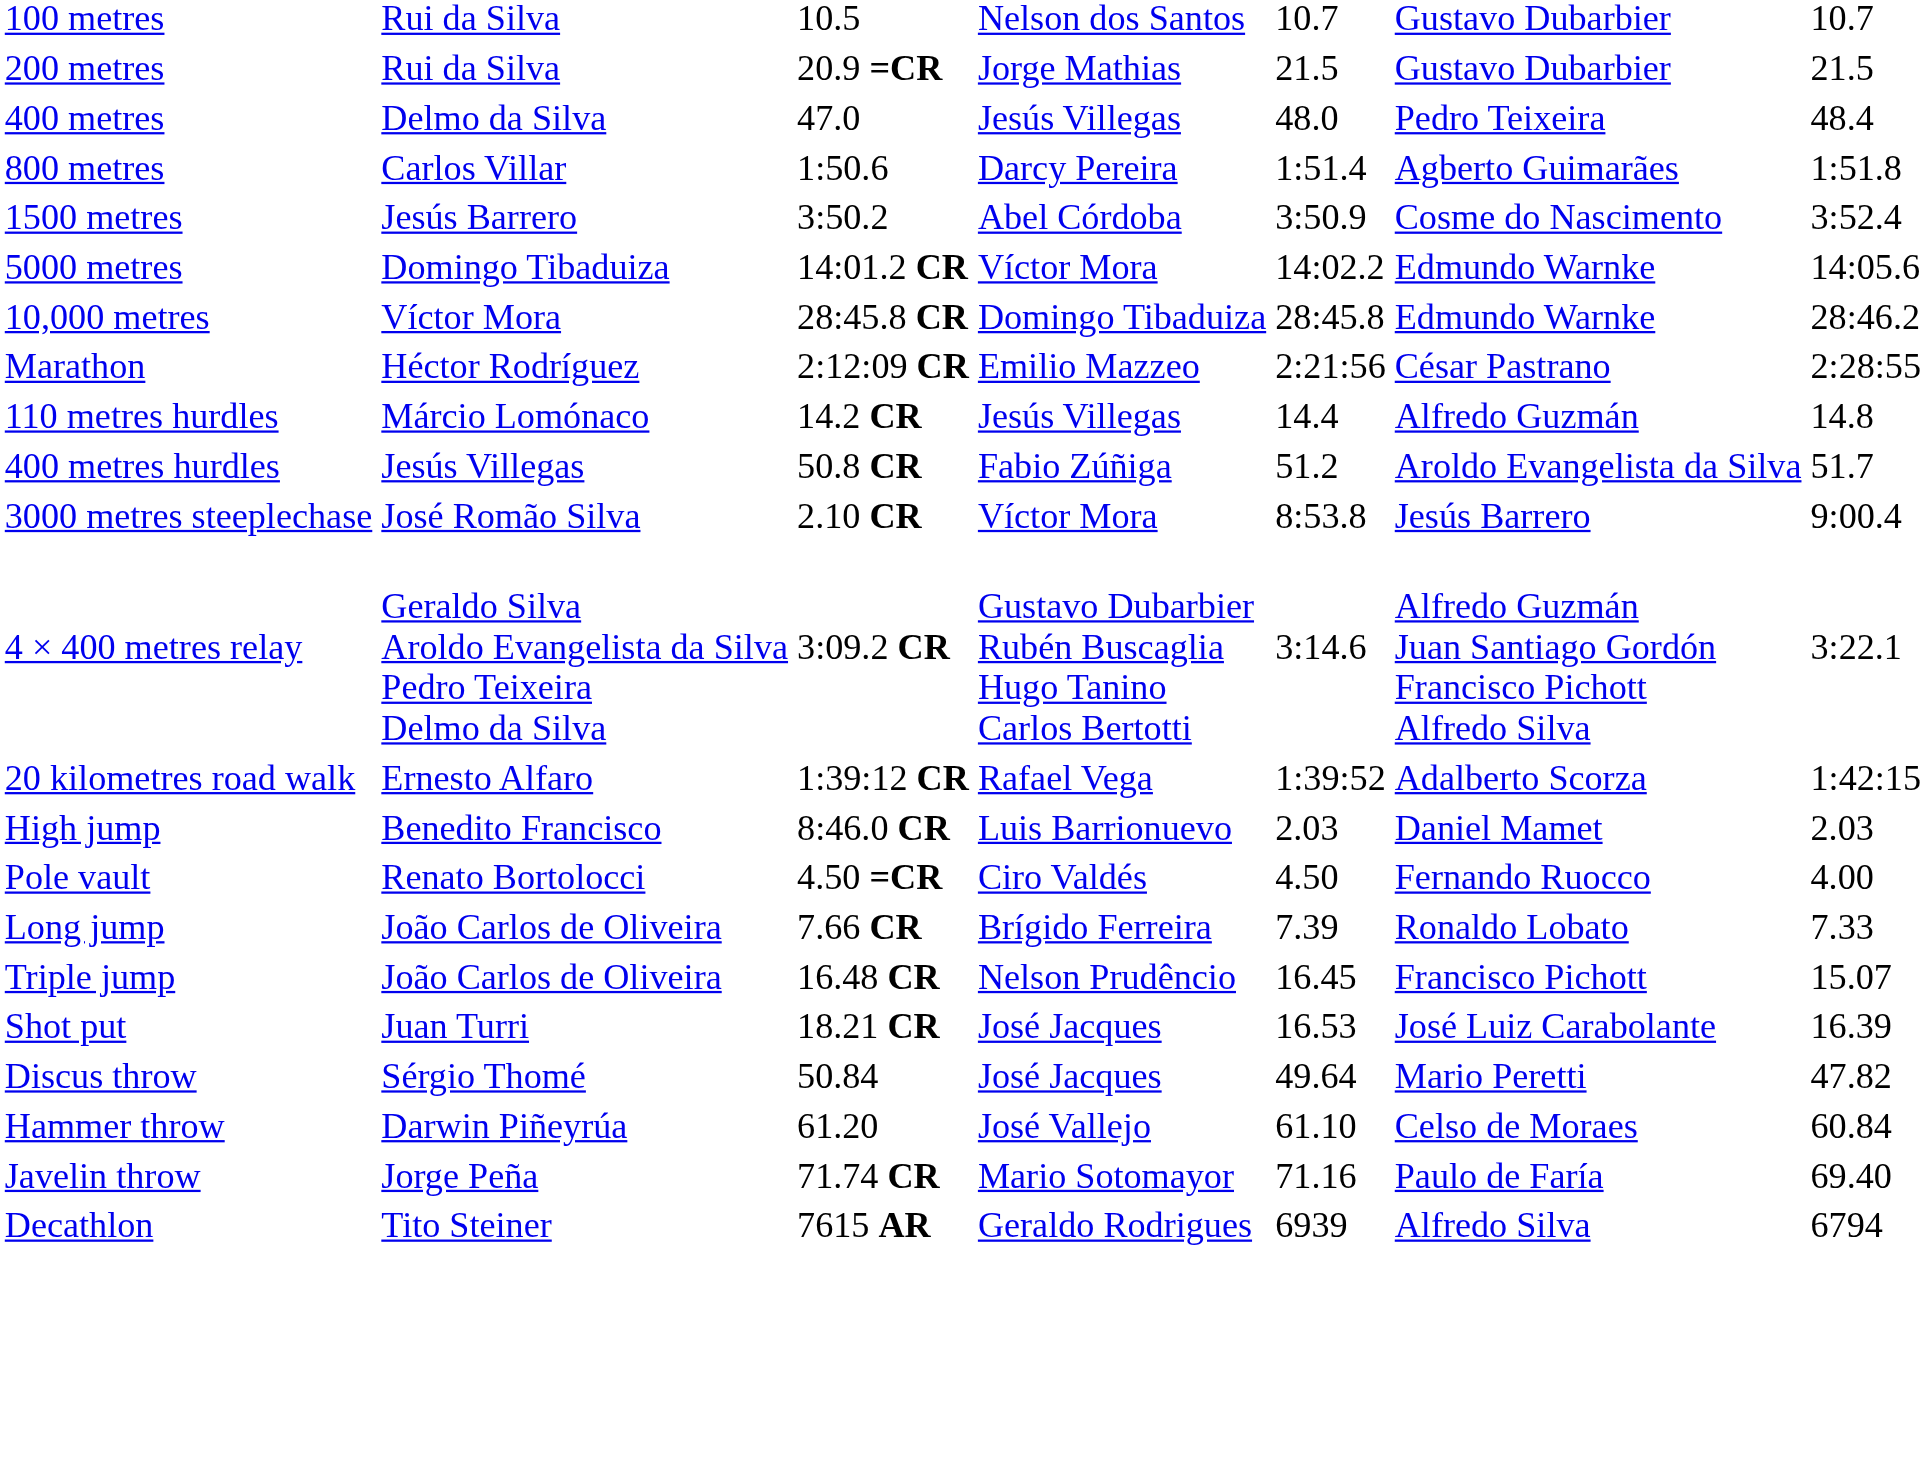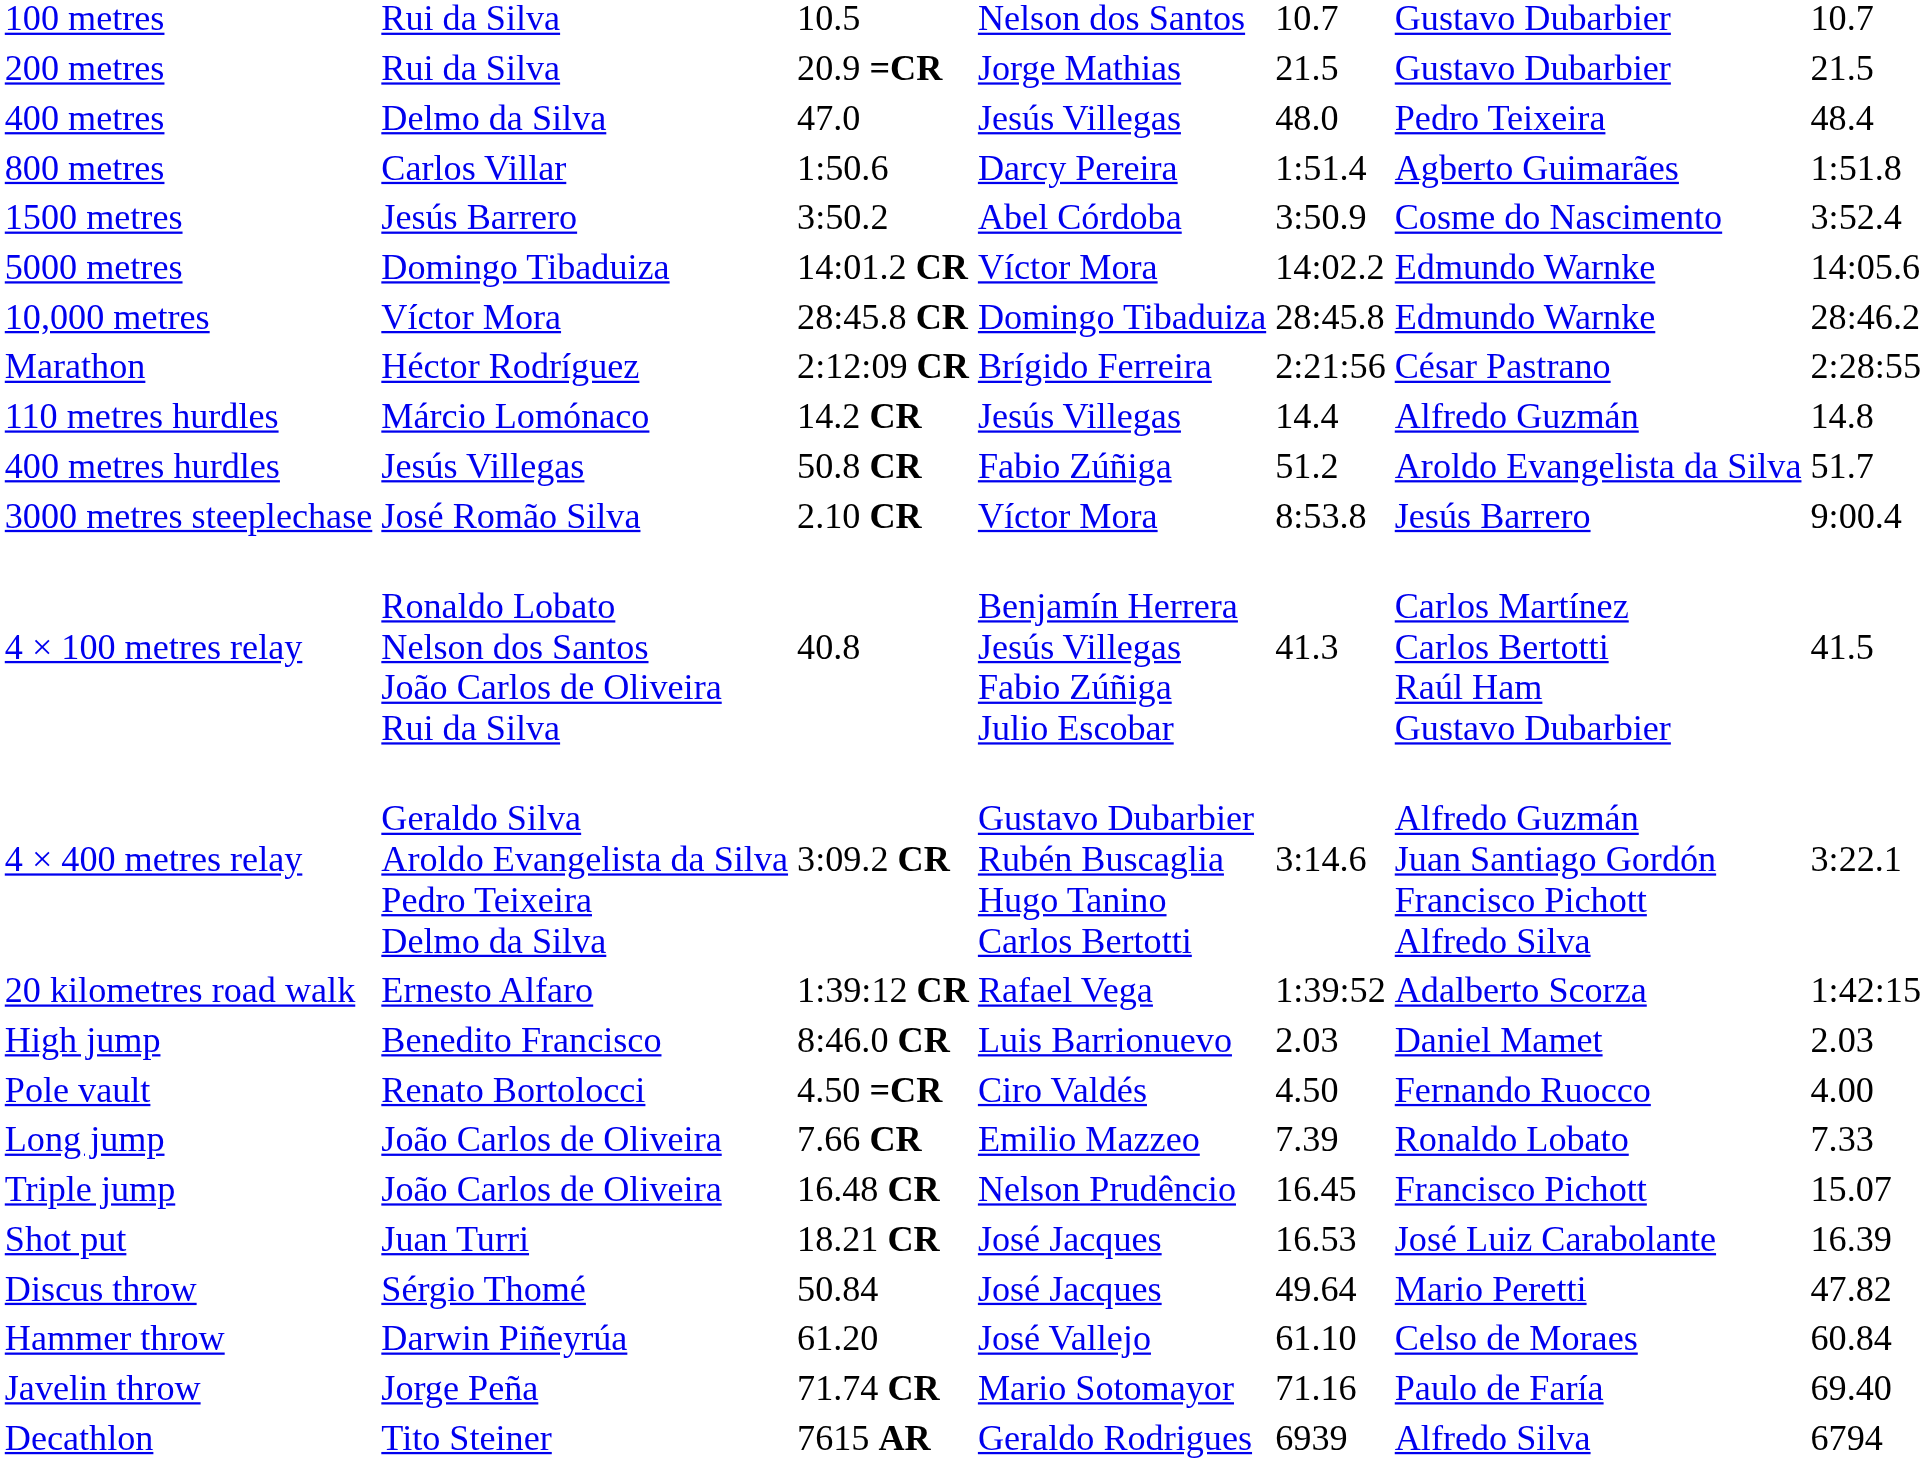(1089, 366) Emilio Mazzeo -> (1095, 366) Brígido Ferreira
+ row: (154, 646)
(1095, 927) Brígido Ferreira -> (1089, 1139) Emilio Mazzeo
